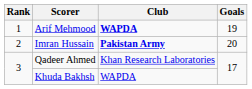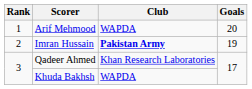(119, 28) bold -> (118, 28) normal
(232, 28) 19 -> (232, 28) 20
(232, 44) 20 -> (232, 44) 19
